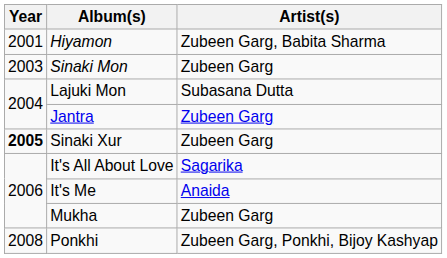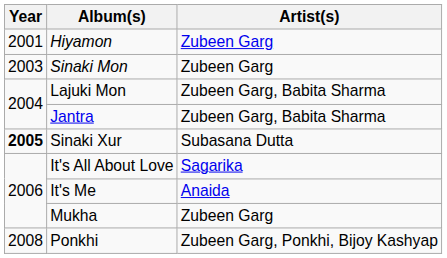(283, 41) Zubeen Garg, Babita Sharma -> (227, 41) Zubeen Garg
(237, 91) Subasana Dutta -> (283, 91) Zubeen Garg, Babita Sharma
(227, 116) Zubeen Garg -> (283, 116) Zubeen Garg, Babita Sharma
(227, 141) Zubeen Garg -> (237, 141) Subasana Dutta
